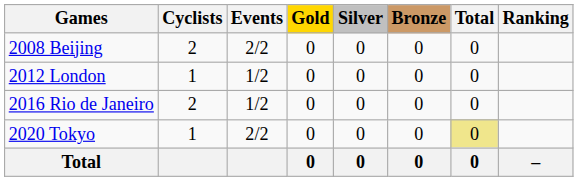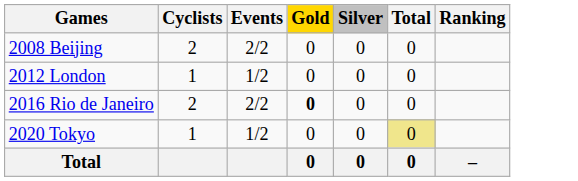- column: (419, 18)
(257, 104) 1/2 -> (257, 104) 2/2
(310, 104) normal -> (310, 104) bold
(257, 133) 2/2 -> (257, 133) 1/2
